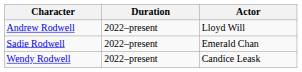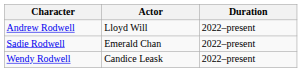columns swapped: (248, 12) <-> (151, 12)
